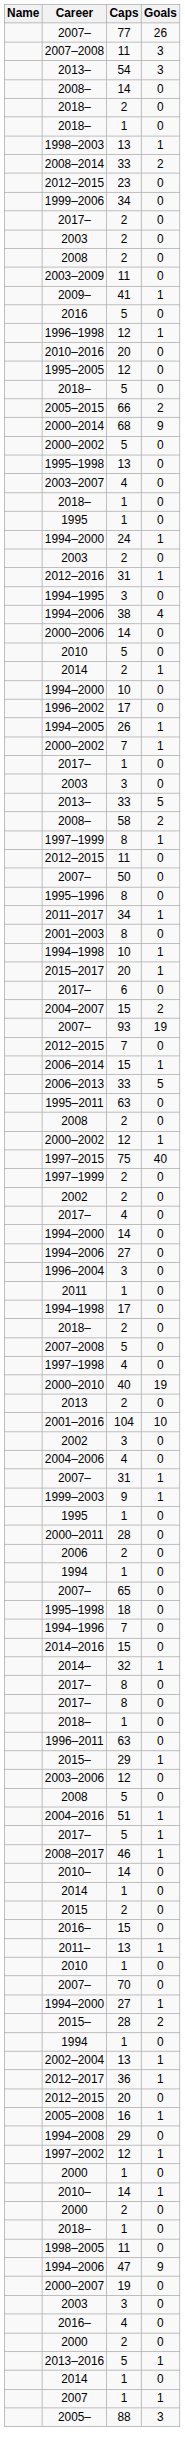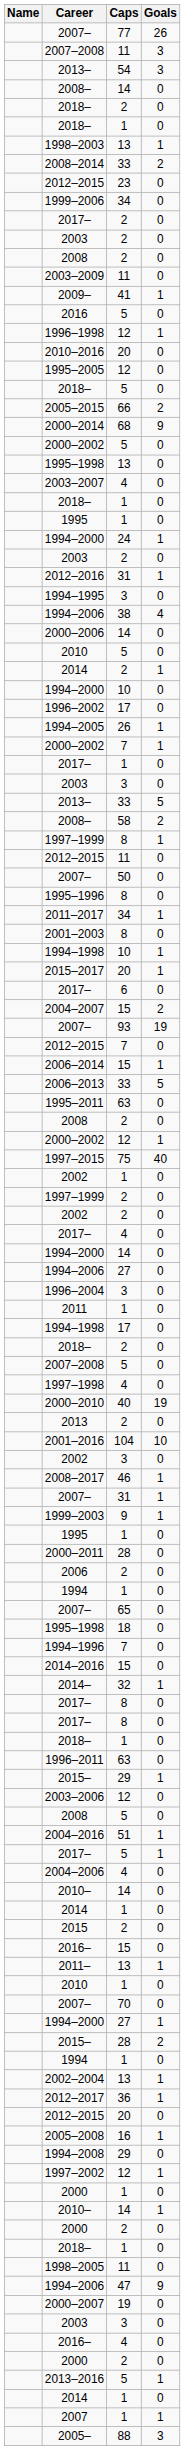+ row: (74, 1178)
rows swapped: (74, 1854) <-> (74, 1459)
